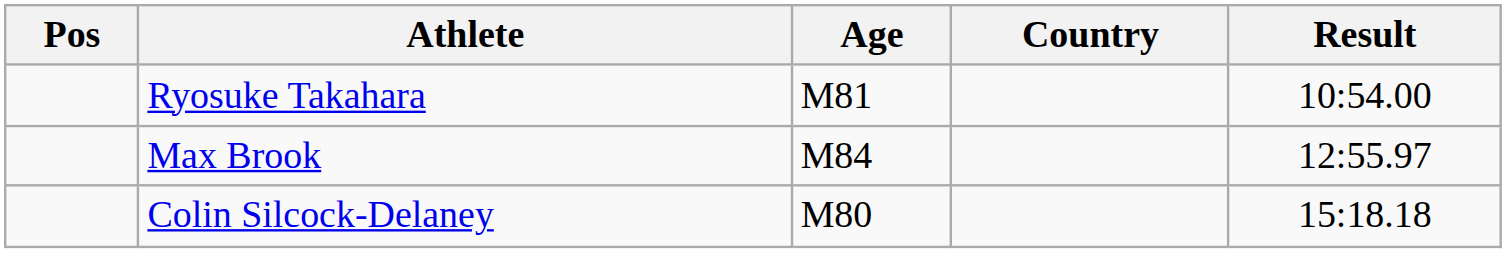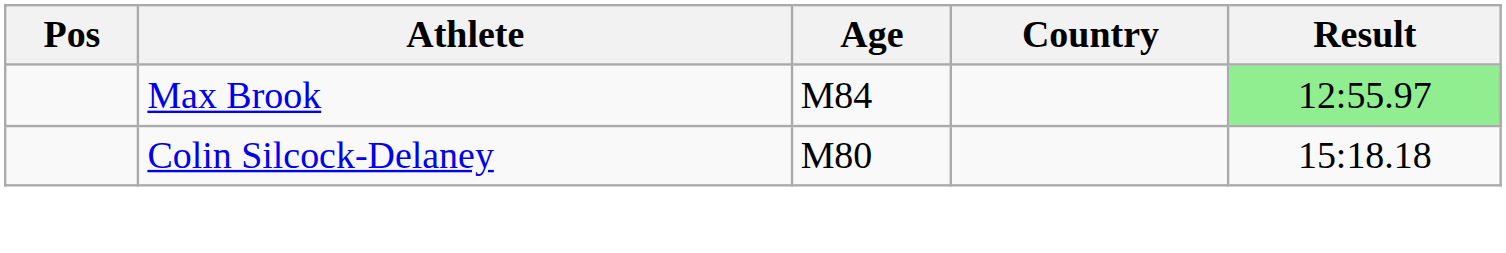- row: (287, 94)
(1365, 154) no background -> (1365, 94) lightgreen background
